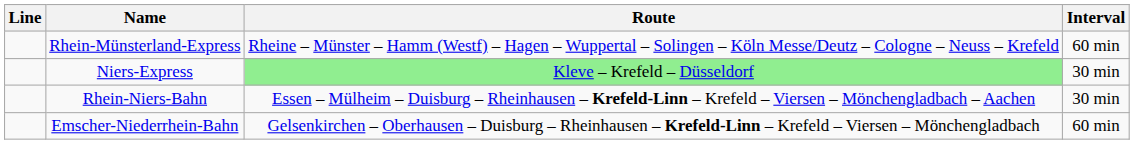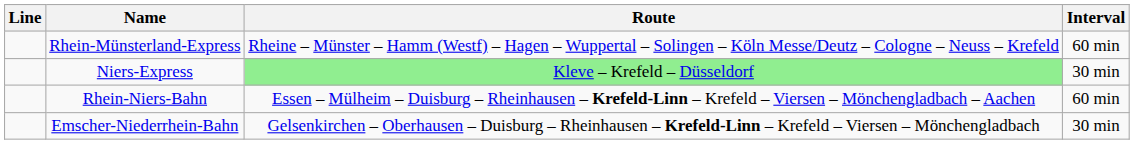(1096, 98) 30 min -> (1096, 98) 60 min
(1096, 125) 60 min -> (1096, 125) 30 min
